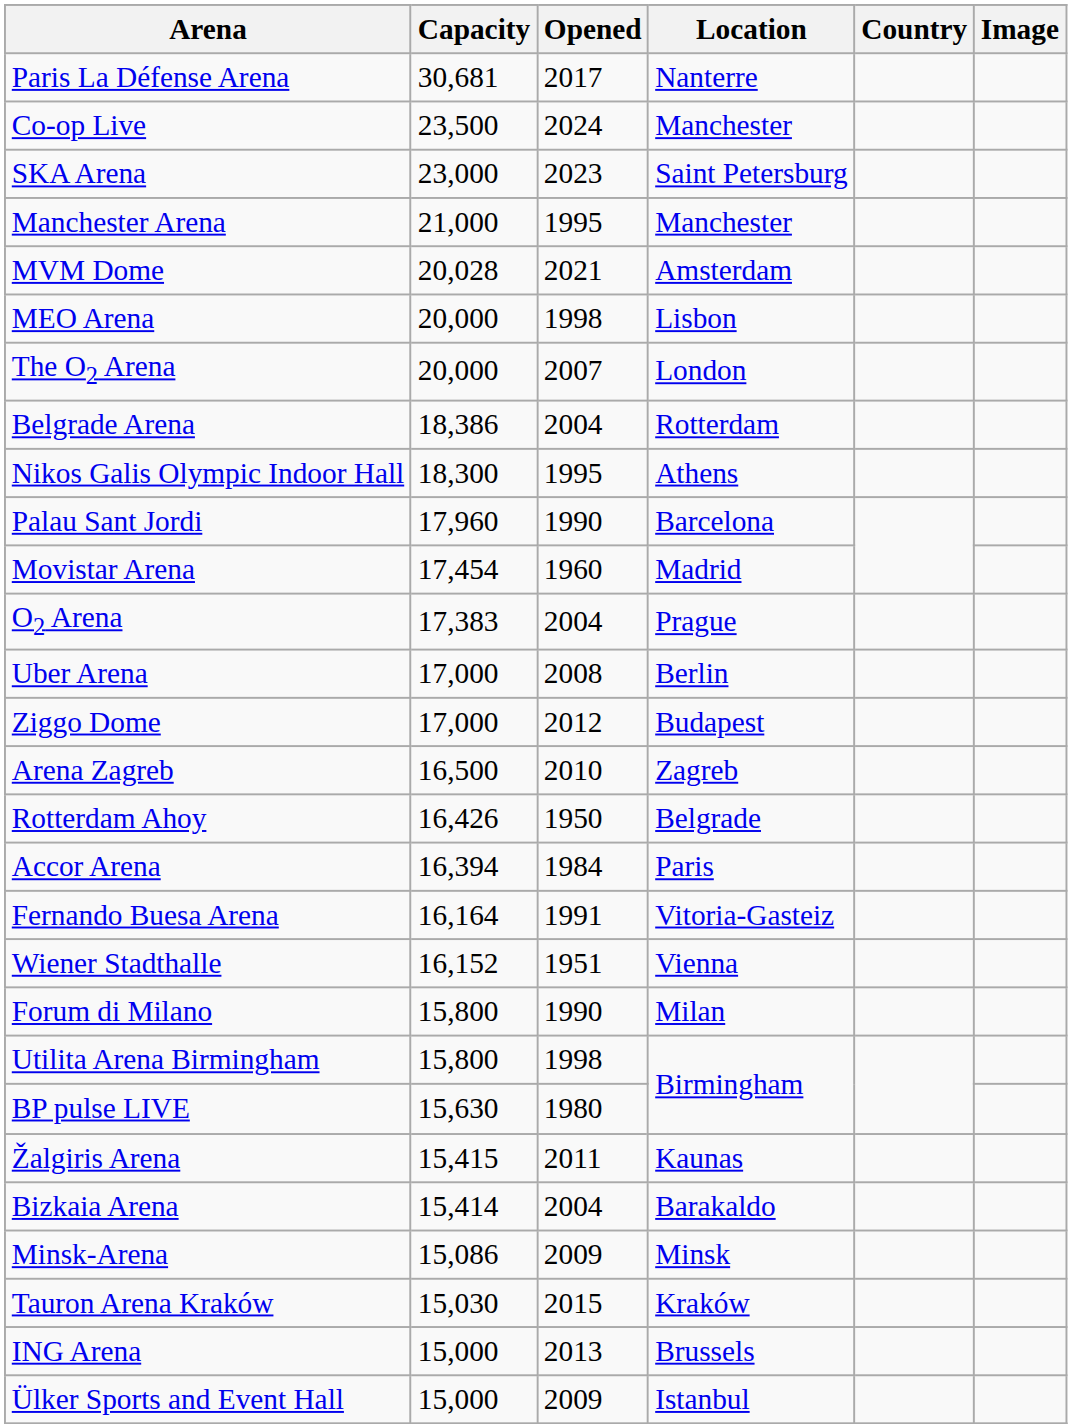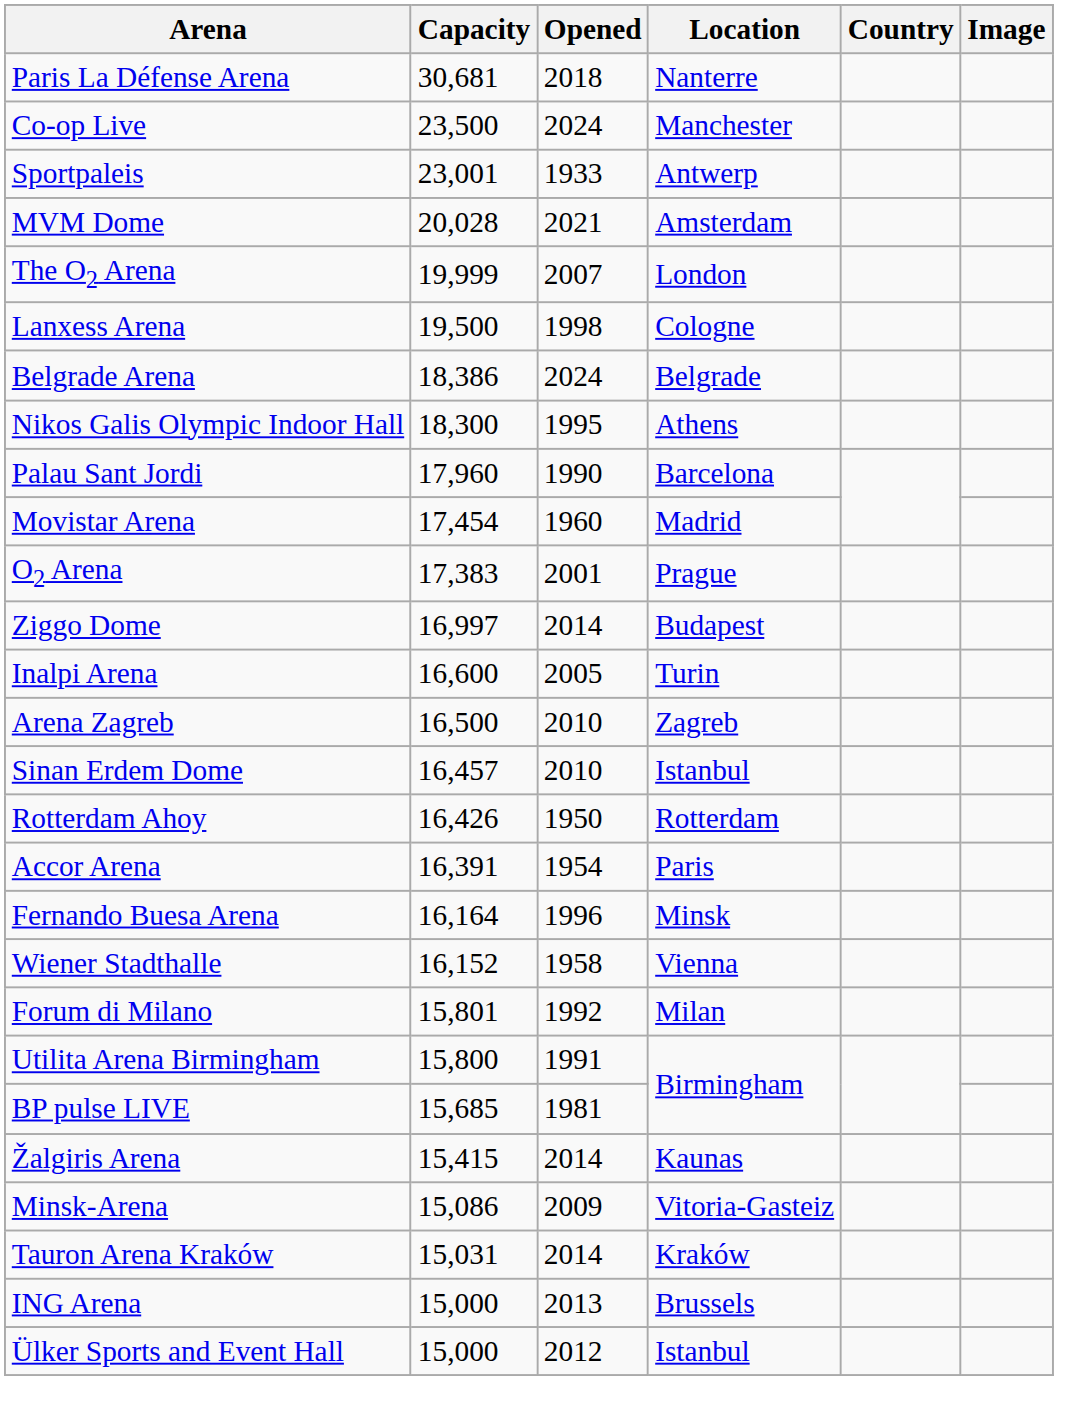(573, 77) 2017 -> (573, 77) 2018
+ row: (78, 173)
- row: (79, 173)
- row: (119, 222)
- row: (83, 319)
(458, 371) 20,000 -> (458, 274) 19,999
+ row: (98, 326)
(573, 423) 2004 -> (573, 375) 2024
(717, 423) Rotterdam -> (708, 375) Belgrade
(573, 620) 2004 -> (573, 572) 2001
- row: (80, 673)
(458, 721) 17,000 -> (458, 624) 16,997
(573, 721) 2012 -> (573, 624) 2014
+ row: (85, 673)
+ row: (127, 769)
(708, 818) Belgrade -> (717, 818) Rotterdam
(458, 866) 16,394 -> (458, 866) 16,391
(573, 866) 1984 -> (573, 866) 1954
(573, 915) 1991 -> (573, 915) 1996
(745, 915) Vitoria-Gasteiz -> (693, 915) Minsk
(573, 963) 1951 -> (573, 963) 1958
(458, 1011) 15,800 -> (458, 1011) 15,801
(573, 1011) 1990 -> (573, 1011) 1992
(573, 1060) 1998 -> (573, 1060) 1991
(458, 1108) 15,630 -> (458, 1108) 15,685
(573, 1108) 1980 -> (573, 1108) 1981
(573, 1156) 2011 -> (573, 1156) 2014
- row: (95, 1205)
(693, 1253) Minsk -> (745, 1205) Vitoria-Gasteiz
(458, 1302) 15,030 -> (458, 1253) 15,031
(573, 1302) 2015 -> (573, 1253) 2014
(573, 1398) 2009 -> (573, 1350) 2012
